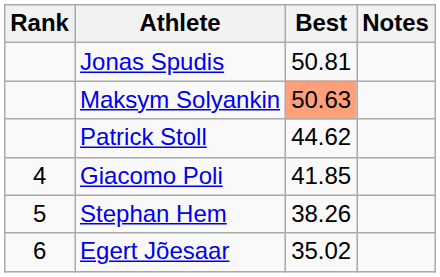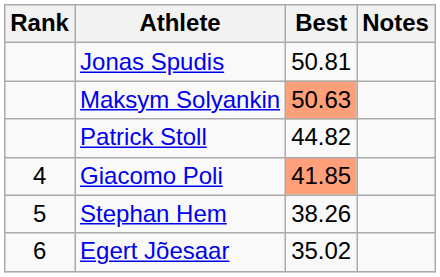(321, 137) 44.62 -> (321, 137) 44.82
(321, 175) no background -> (321, 175) lightsalmon background
